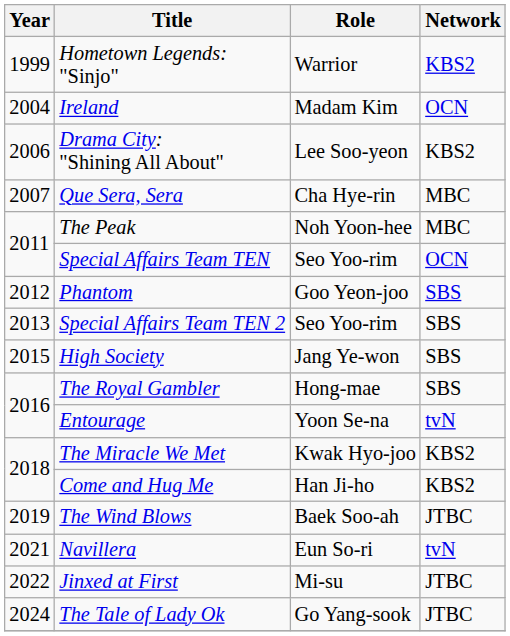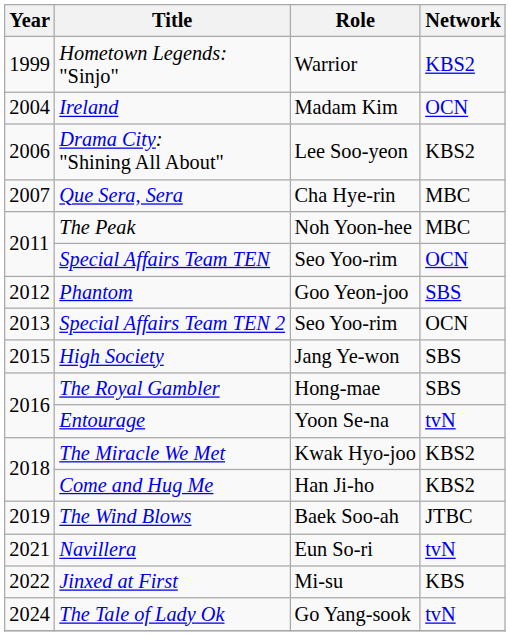(443, 324) SBS -> (447, 324) OCN
(449, 581) JTBC -> (445, 581) KBS
(449, 614) JTBC -> (440, 614) tvN
